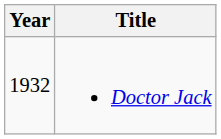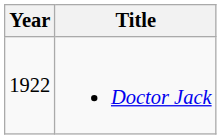(30, 85) 1932 -> (30, 85) 1922
